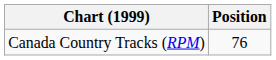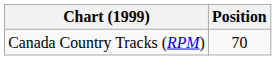(239, 42) 76 -> (239, 42) 70
